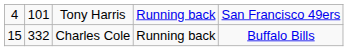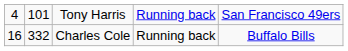(15, 35) 15 -> (15, 35) 16
